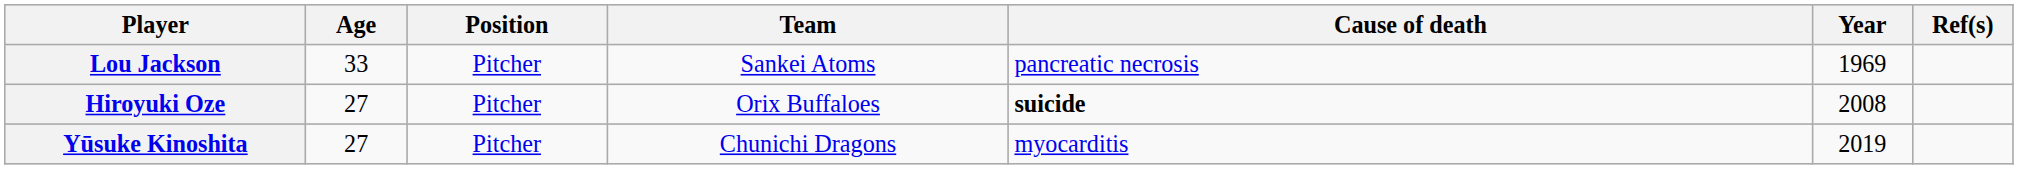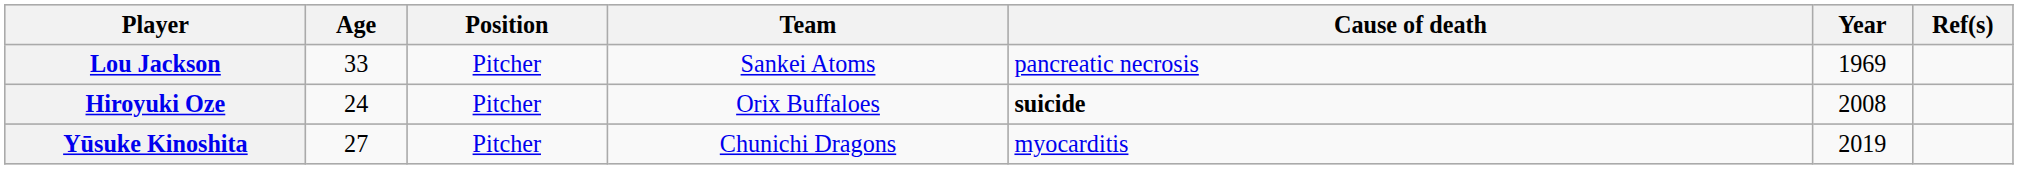(356, 104) 27 -> (356, 104) 24
